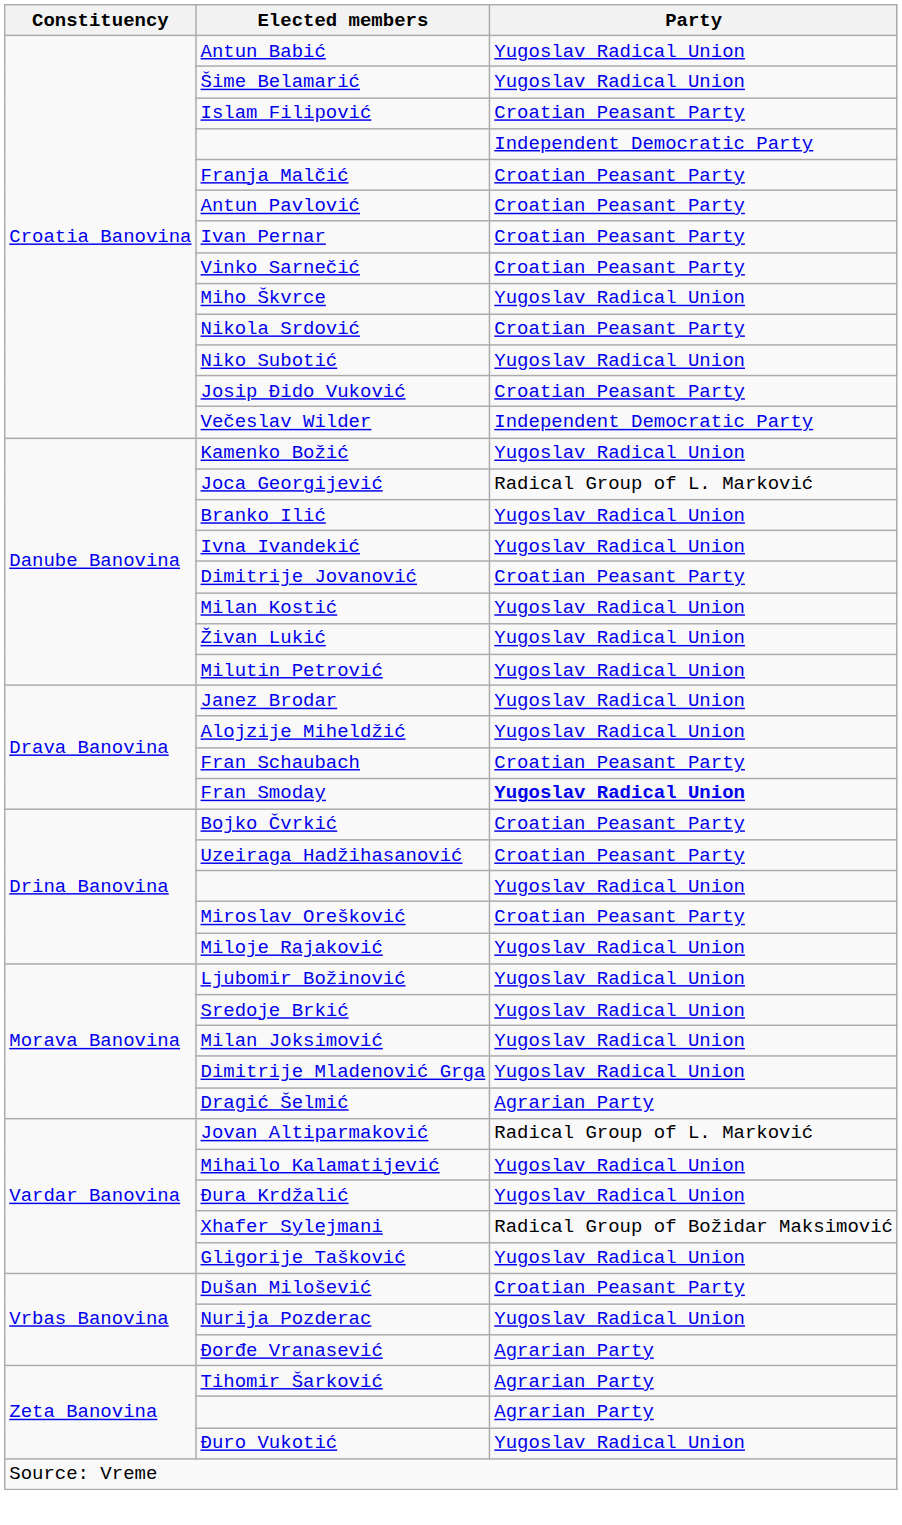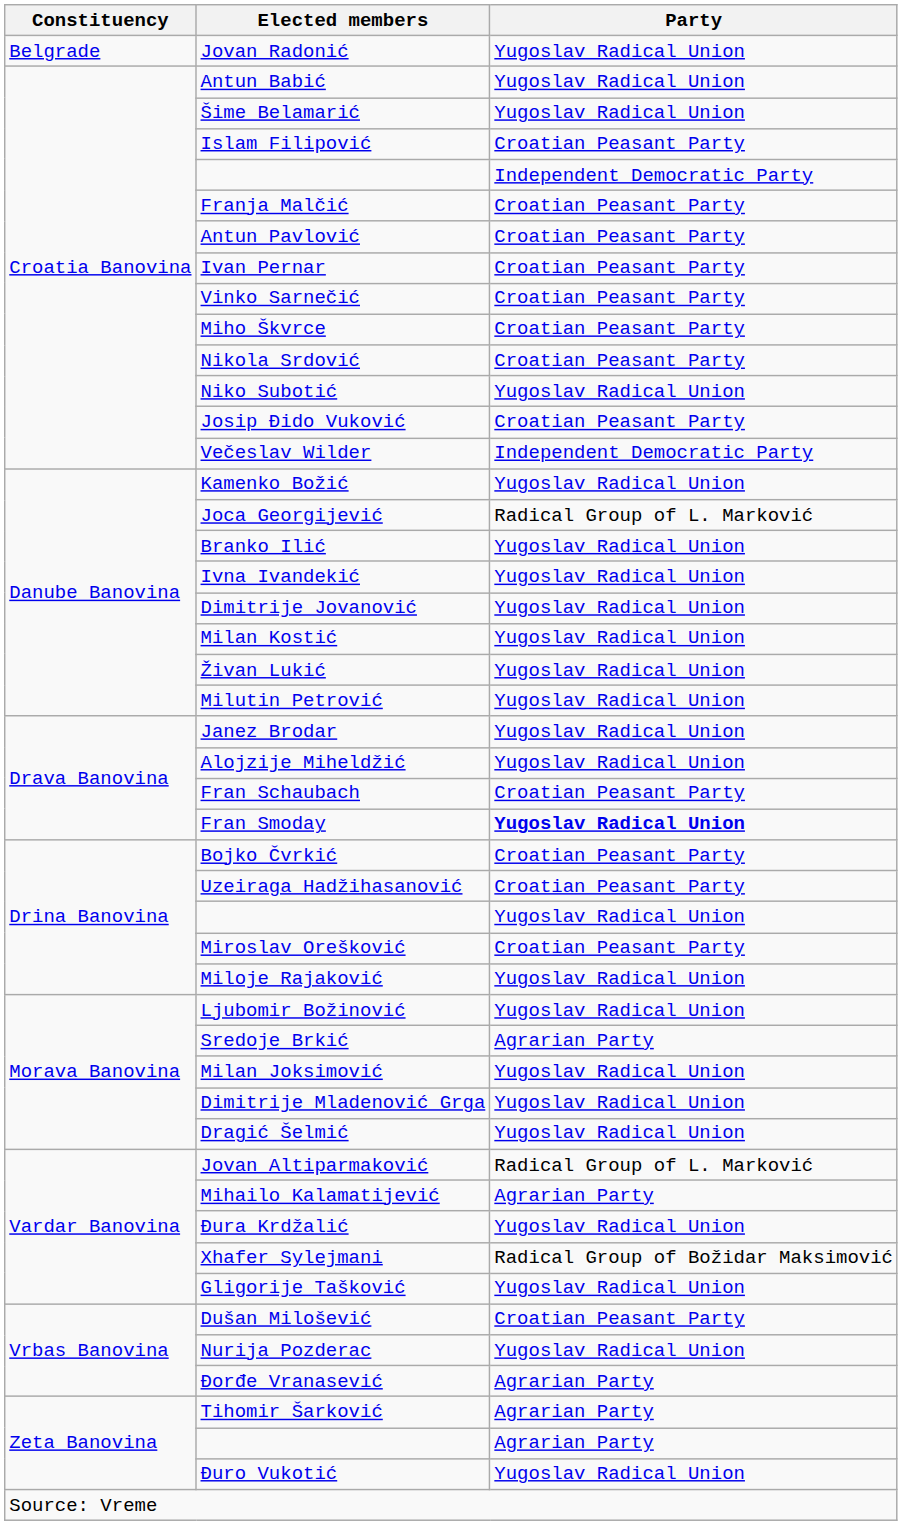+ row: (55, 51)
(620, 299) Yugoslav Radical Union -> (620, 330) Croatian Peasant Party
(620, 577) Croatian Peasant Party -> (620, 608) Yugoslav Radical Union
(620, 1010) Yugoslav Radical Union -> (574, 1041) Agrarian Party
(574, 1103) Agrarian Party -> (620, 1134) Yugoslav Radical Union
(620, 1165) Yugoslav Radical Union -> (574, 1196) Agrarian Party
